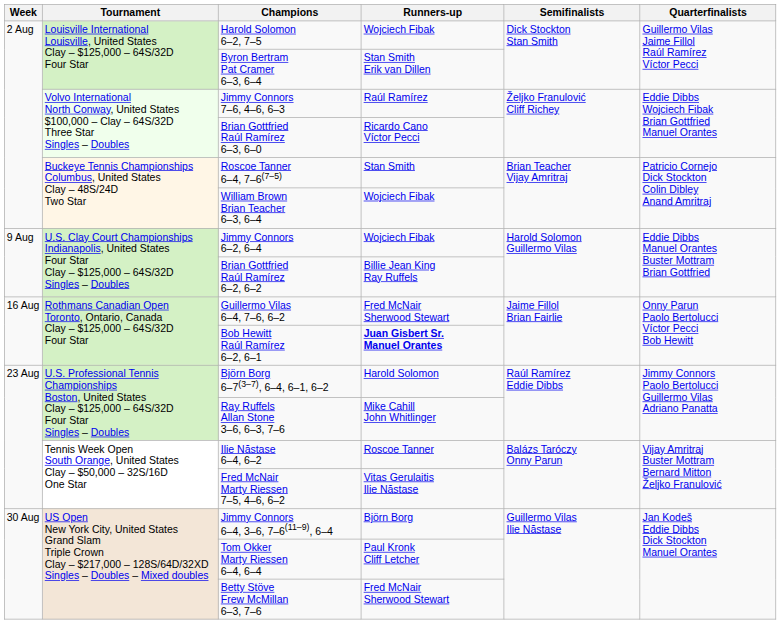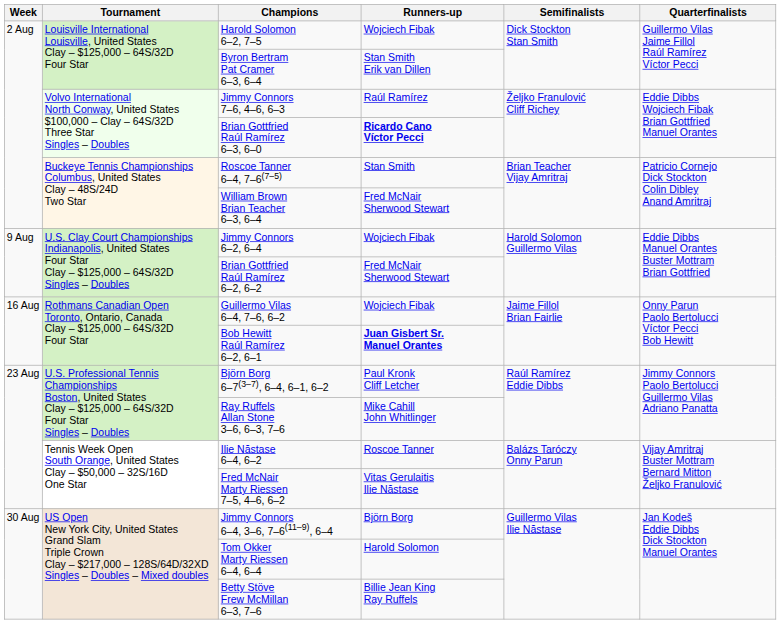(396, 132) normal -> (398, 132) bold
(399, 197) Wojciech Fibak -> (406, 203) Fred McNair Sherwood Stewart
(399, 271) Billie Jean King Ray Ruffels -> (406, 271) Fred McNair Sherwood Stewart
(406, 311) Fred McNair Sherwood Stewart -> (399, 305) Wojciech Fibak
(401, 374) Harold Solomon -> (392, 379) Paul Kronk Cliff Letcher
(392, 553) Paul Kronk Cliff Letcher -> (401, 548) Harold Solomon
(406, 594) Fred McNair Sherwood Stewart -> (399, 594) Billie Jean King Ray Ruffels
